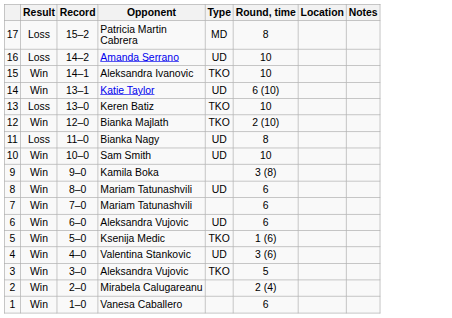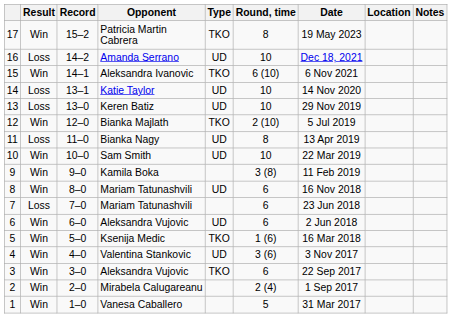+ column: (332, 12)
(39, 35) Loss -> (39, 35) Win
(219, 35) MD -> (219, 35) TKO
(266, 73) 10 -> (266, 73) 6 (10)
(39, 90) Win -> (39, 90) Loss
(266, 90) 6 (10) -> (266, 90) 10
(219, 106) TKO -> (219, 106) UD
(39, 205) Win -> (39, 205) Loss
(266, 271) 5 -> (266, 271) 6
(266, 304) 6 -> (266, 304) 5
